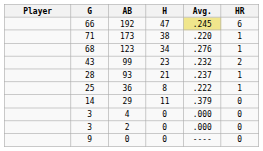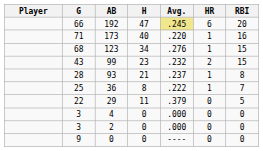+ column: (242, 11)
(165, 37) 38 -> (144, 37) 40
(90, 101) 14 -> (79, 101) 22
